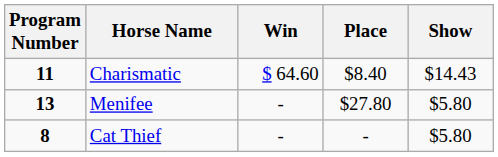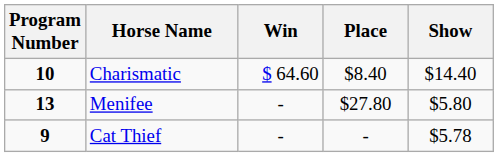(45, 73) 11 -> (45, 73) 10
(450, 73) $14.43 -> (450, 73) $14.40
(45, 136) 8 -> (45, 136) 9
(450, 136) $5.80 -> (450, 136) $5.78
